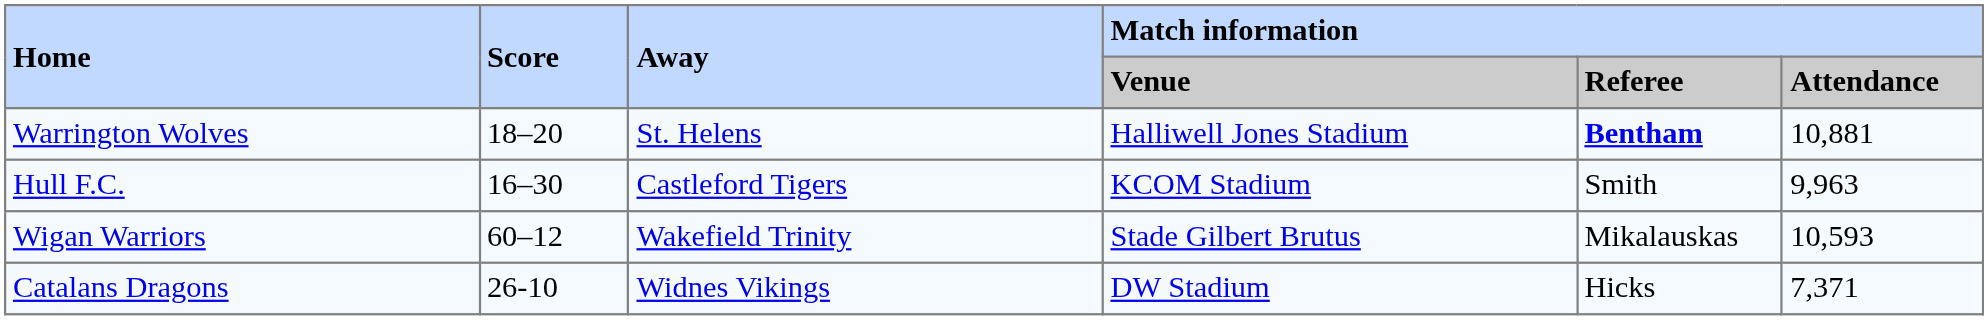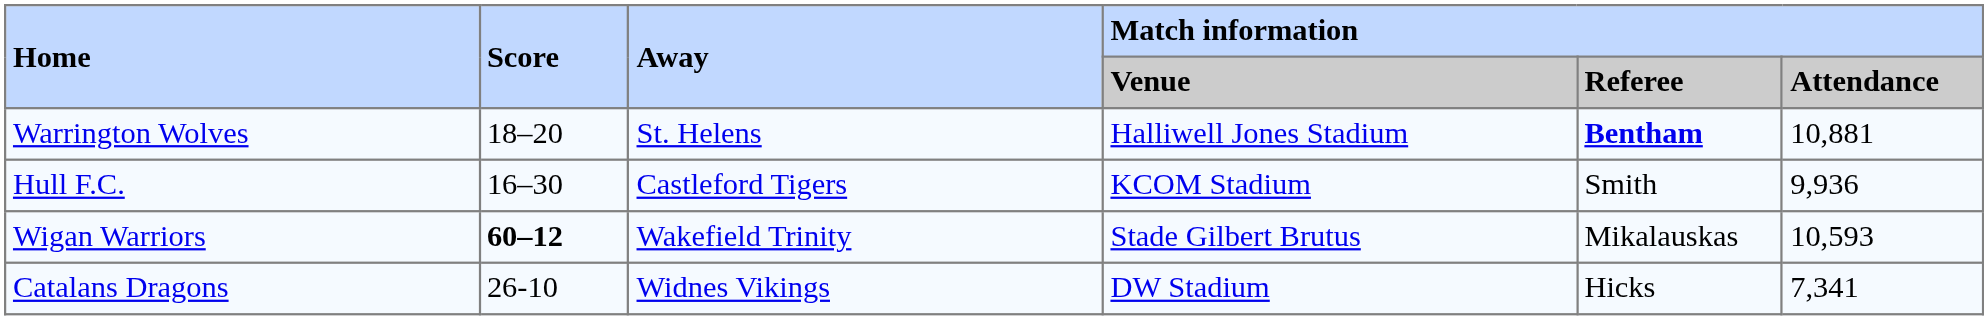(1824, 184) 9,963 -> (1824, 184) 9,936
(525, 236) normal -> (525, 236) bold
(1824, 287) 7,371 -> (1824, 287) 7,341
